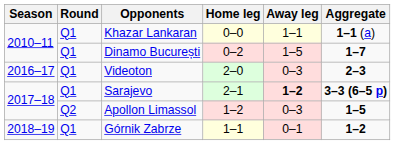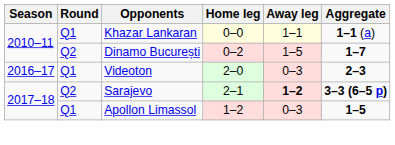(68, 52) Q1 -> (68, 52) Q2
(68, 91) Q1 -> (68, 91) Q2
(68, 110) Q2 -> (68, 110) Q1
- row: (143, 129)
